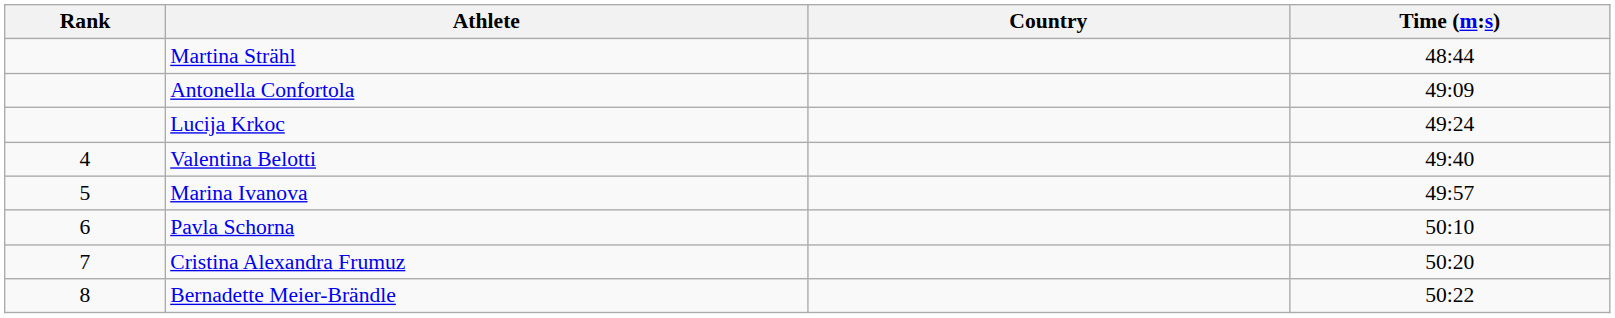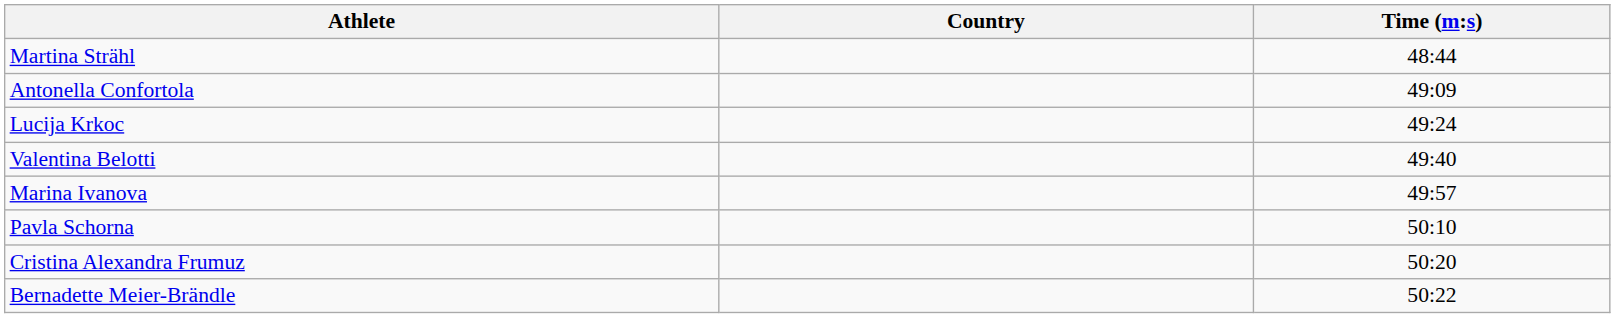- column: (85, 21)
